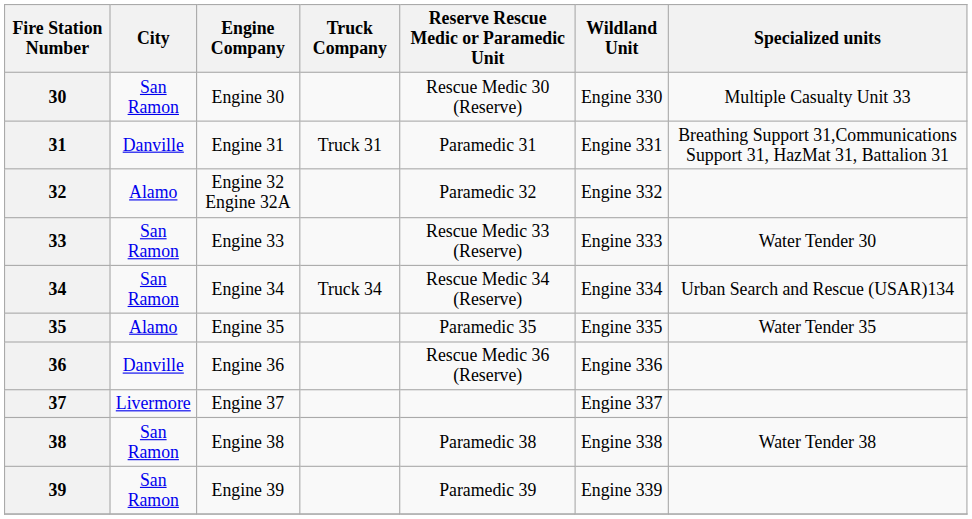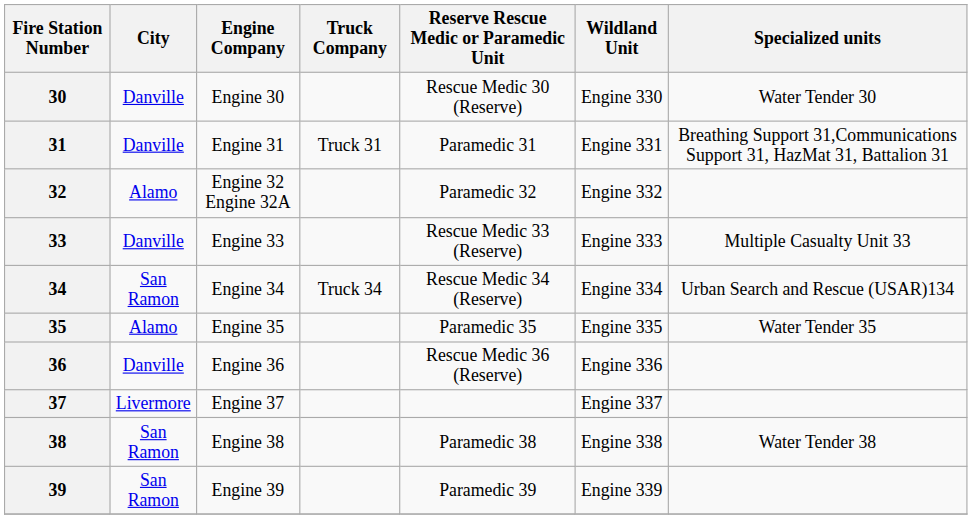(153, 96) San Ramon -> (153, 96) Danville
(818, 96) Multiple Casualty Unit 33 -> (818, 96) Water Tender 30
(153, 241) San Ramon -> (153, 241) Danville
(818, 241) Water Tender 30 -> (818, 241) Multiple Casualty Unit 33
